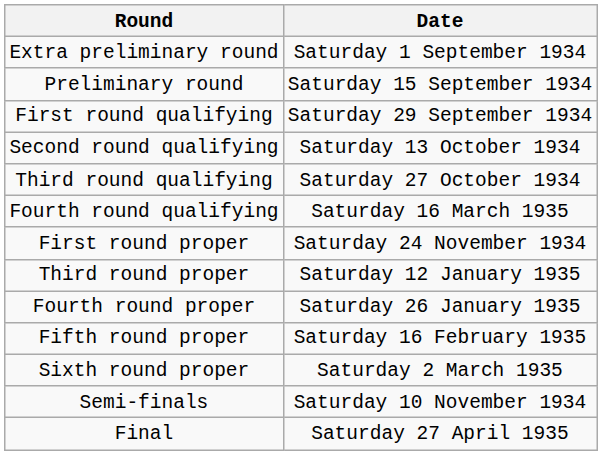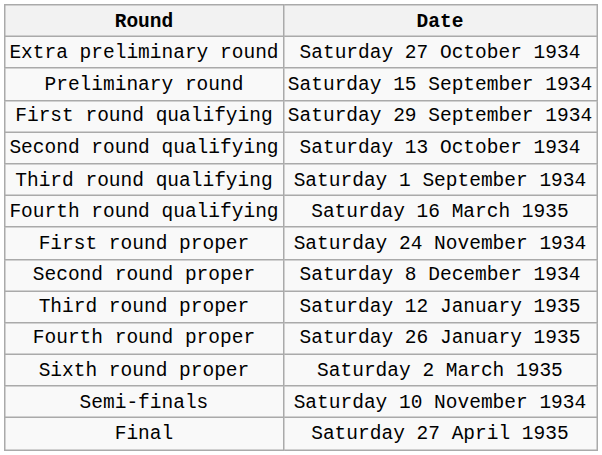(440, 52) Saturday 1 September 1934 -> (440, 52) Saturday 27 October 1934
(440, 180) Saturday 27 October 1934 -> (440, 180) Saturday 1 September 1934
+ row: (144, 275)
- row: (144, 338)
